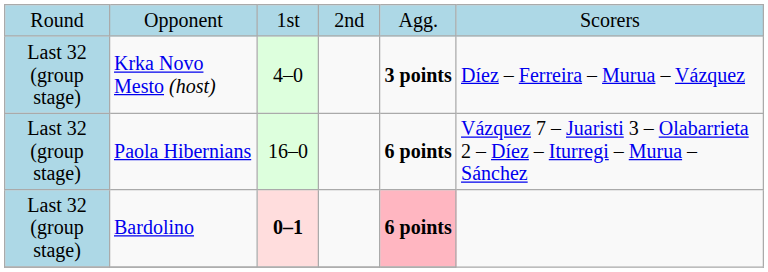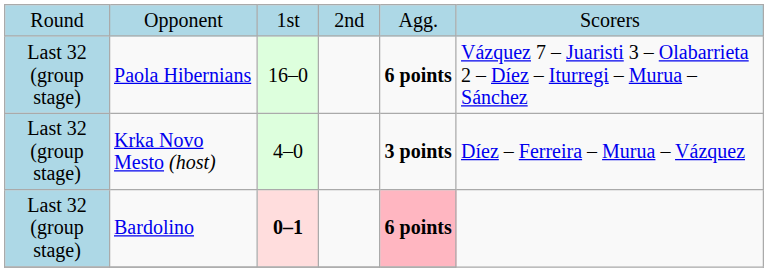rows swapped: (165, 74) <-> (183, 151)
